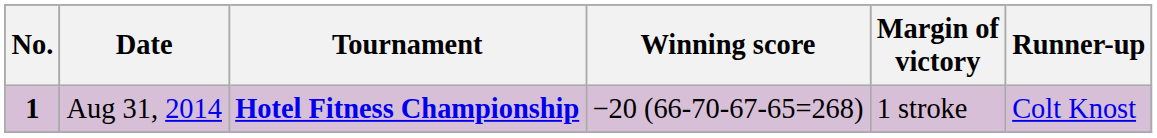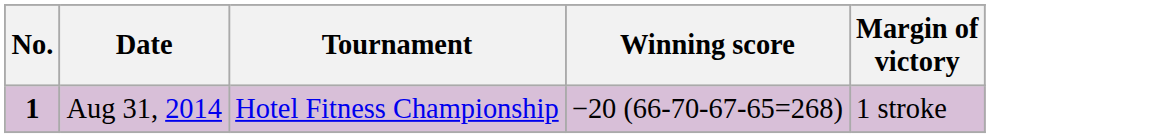- column: (1079, 44)
(407, 108) bold -> (397, 108) normal
